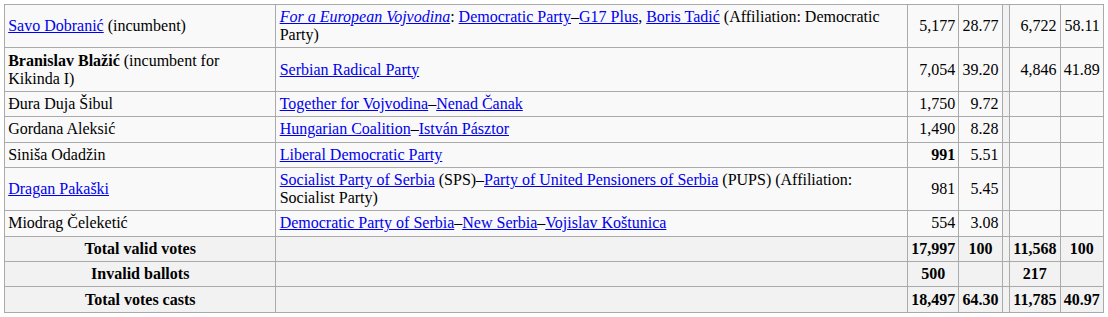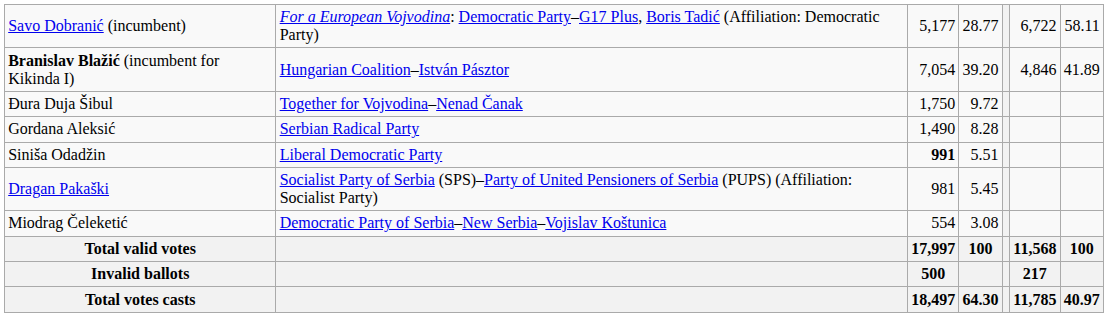(349, 69) Serbian Radical Party -> (394, 69) Hungarian Coalition–István Pásztor
(394, 129) Hungarian Coalition–István Pásztor -> (349, 129) Serbian Radical Party
